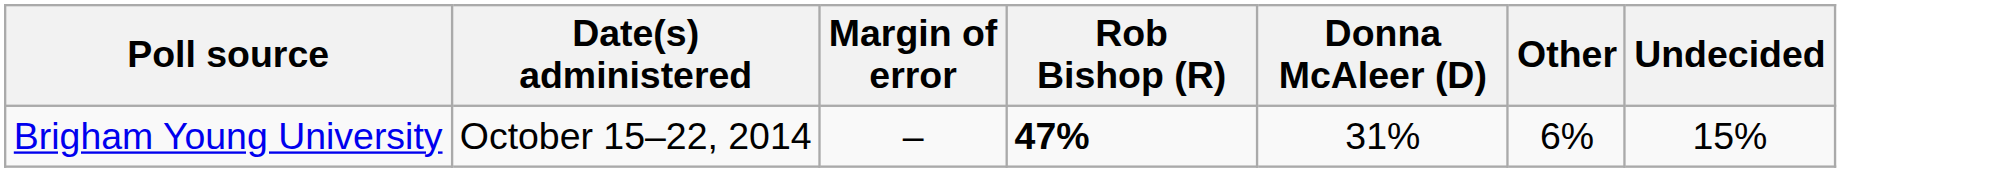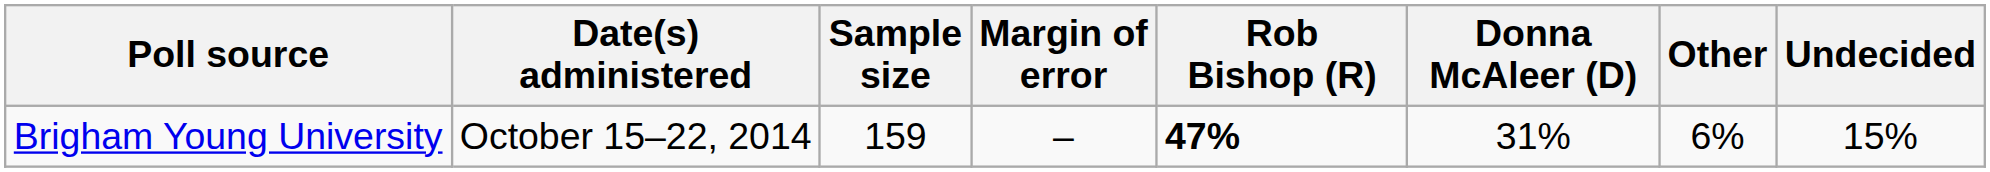+ column: (895, 55)
